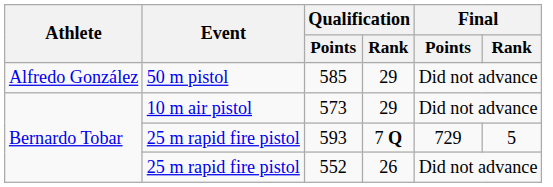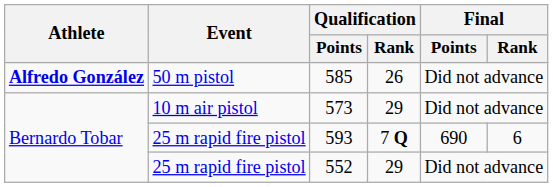(74, 78) normal -> (76, 78) bold
(388, 78) 29 -> (394, 78) 26
(448, 137) 729 -> (454, 137) 690
(512, 137) 5 -> (517, 137) 6
(388, 167) 26 -> (394, 167) 29
